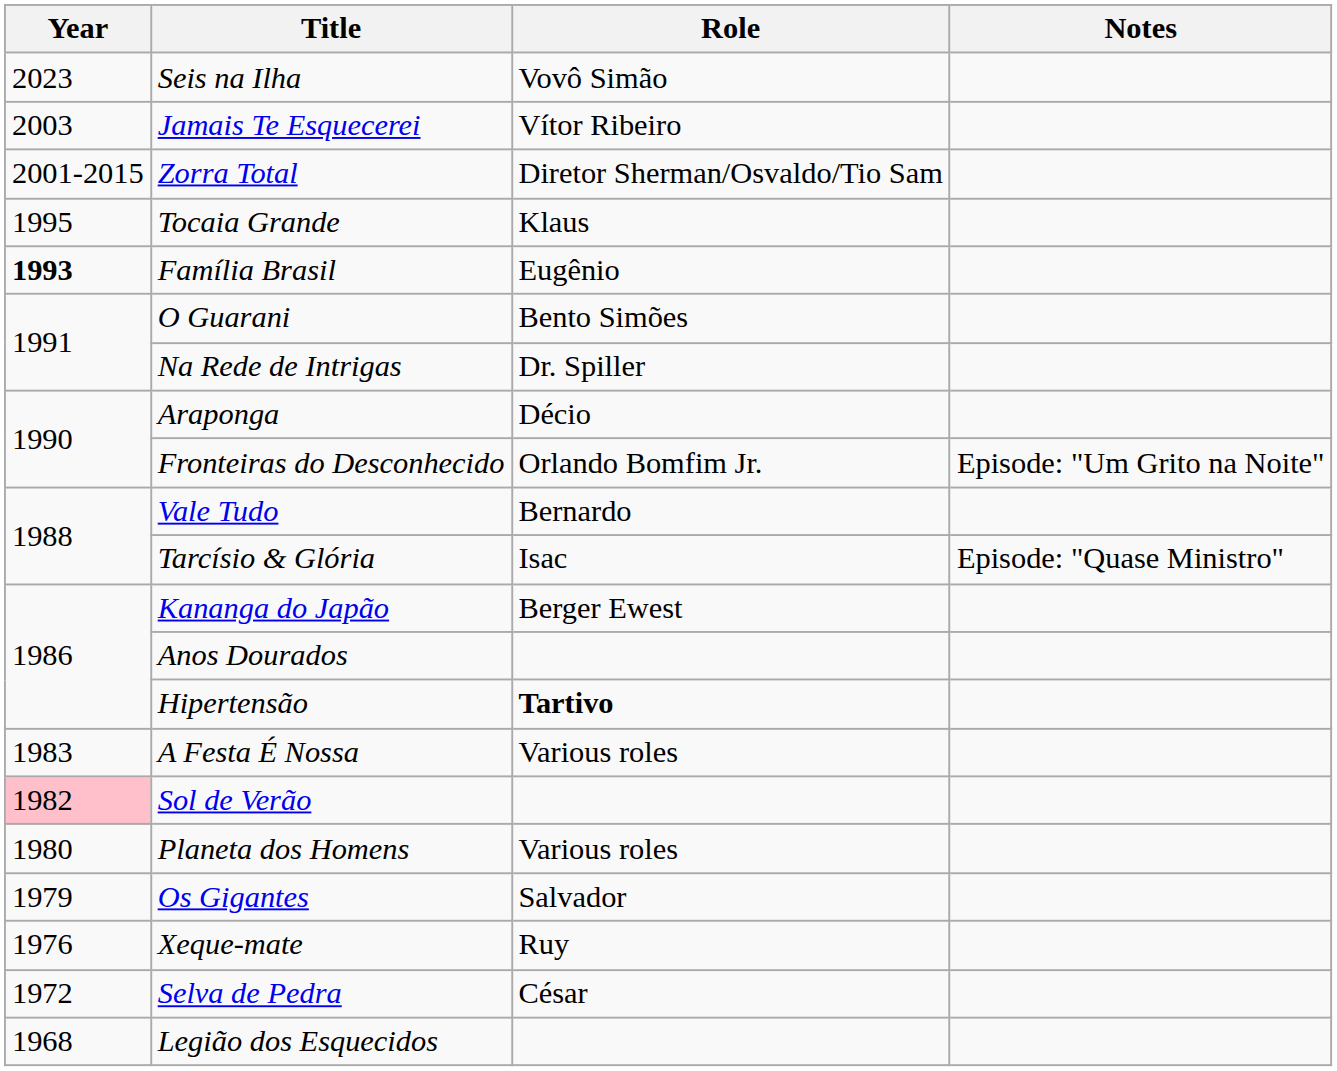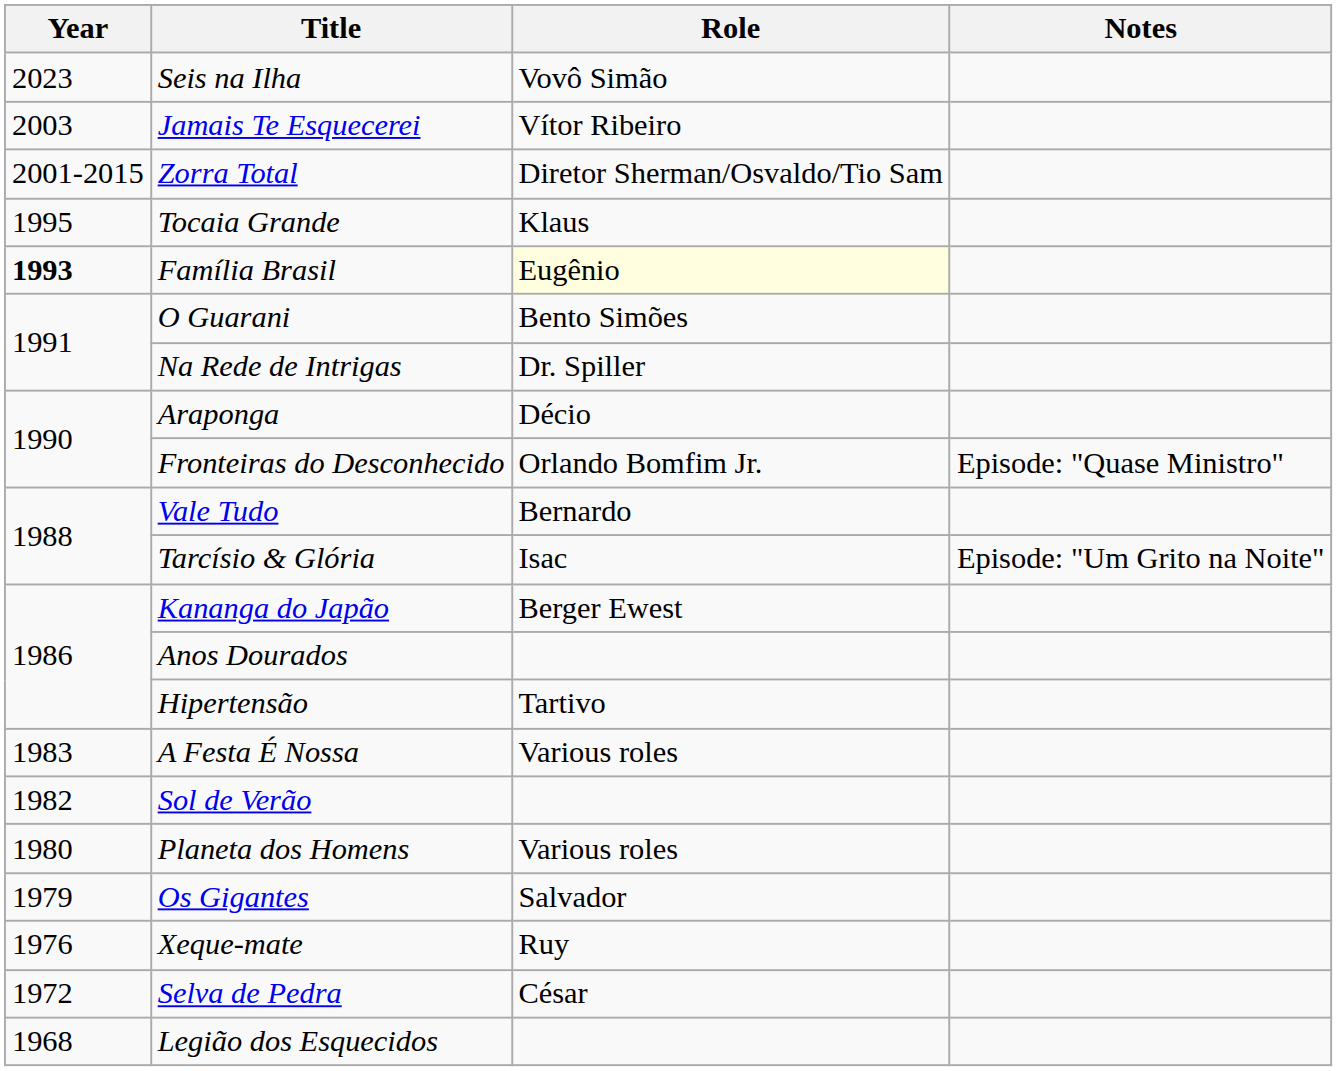(569, 269) no background -> (569, 269) lightyellow background
(1141, 462) Episode: "Um Grito na Noite" -> (1120, 462) Episode: "Quase Ministro"
(1120, 558) Episode: "Quase Ministro" -> (1141, 558) Episode: "Um Grito na Noite"
(566, 703) bold -> (562, 703) normal
(42, 800) pink background -> (42, 800) no background
